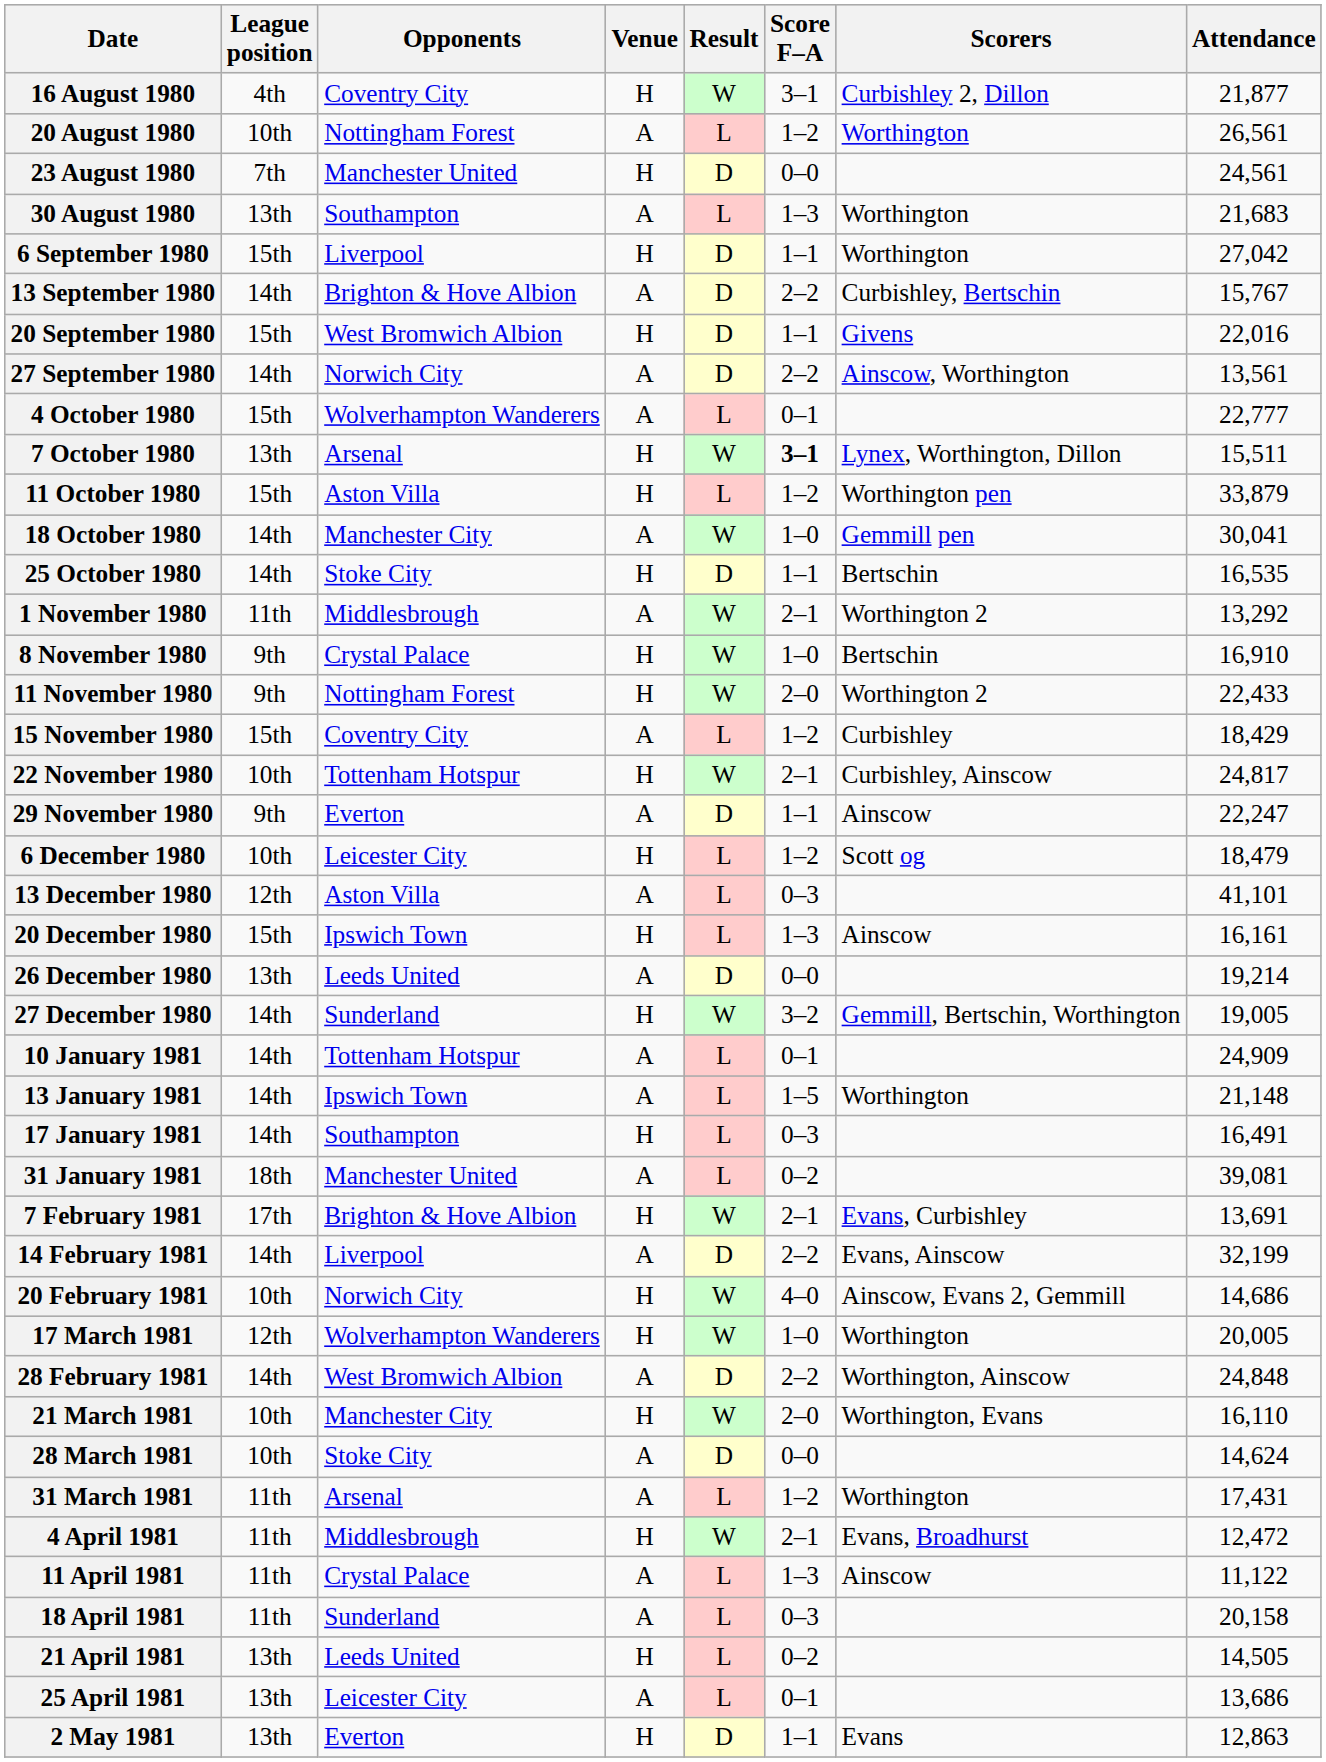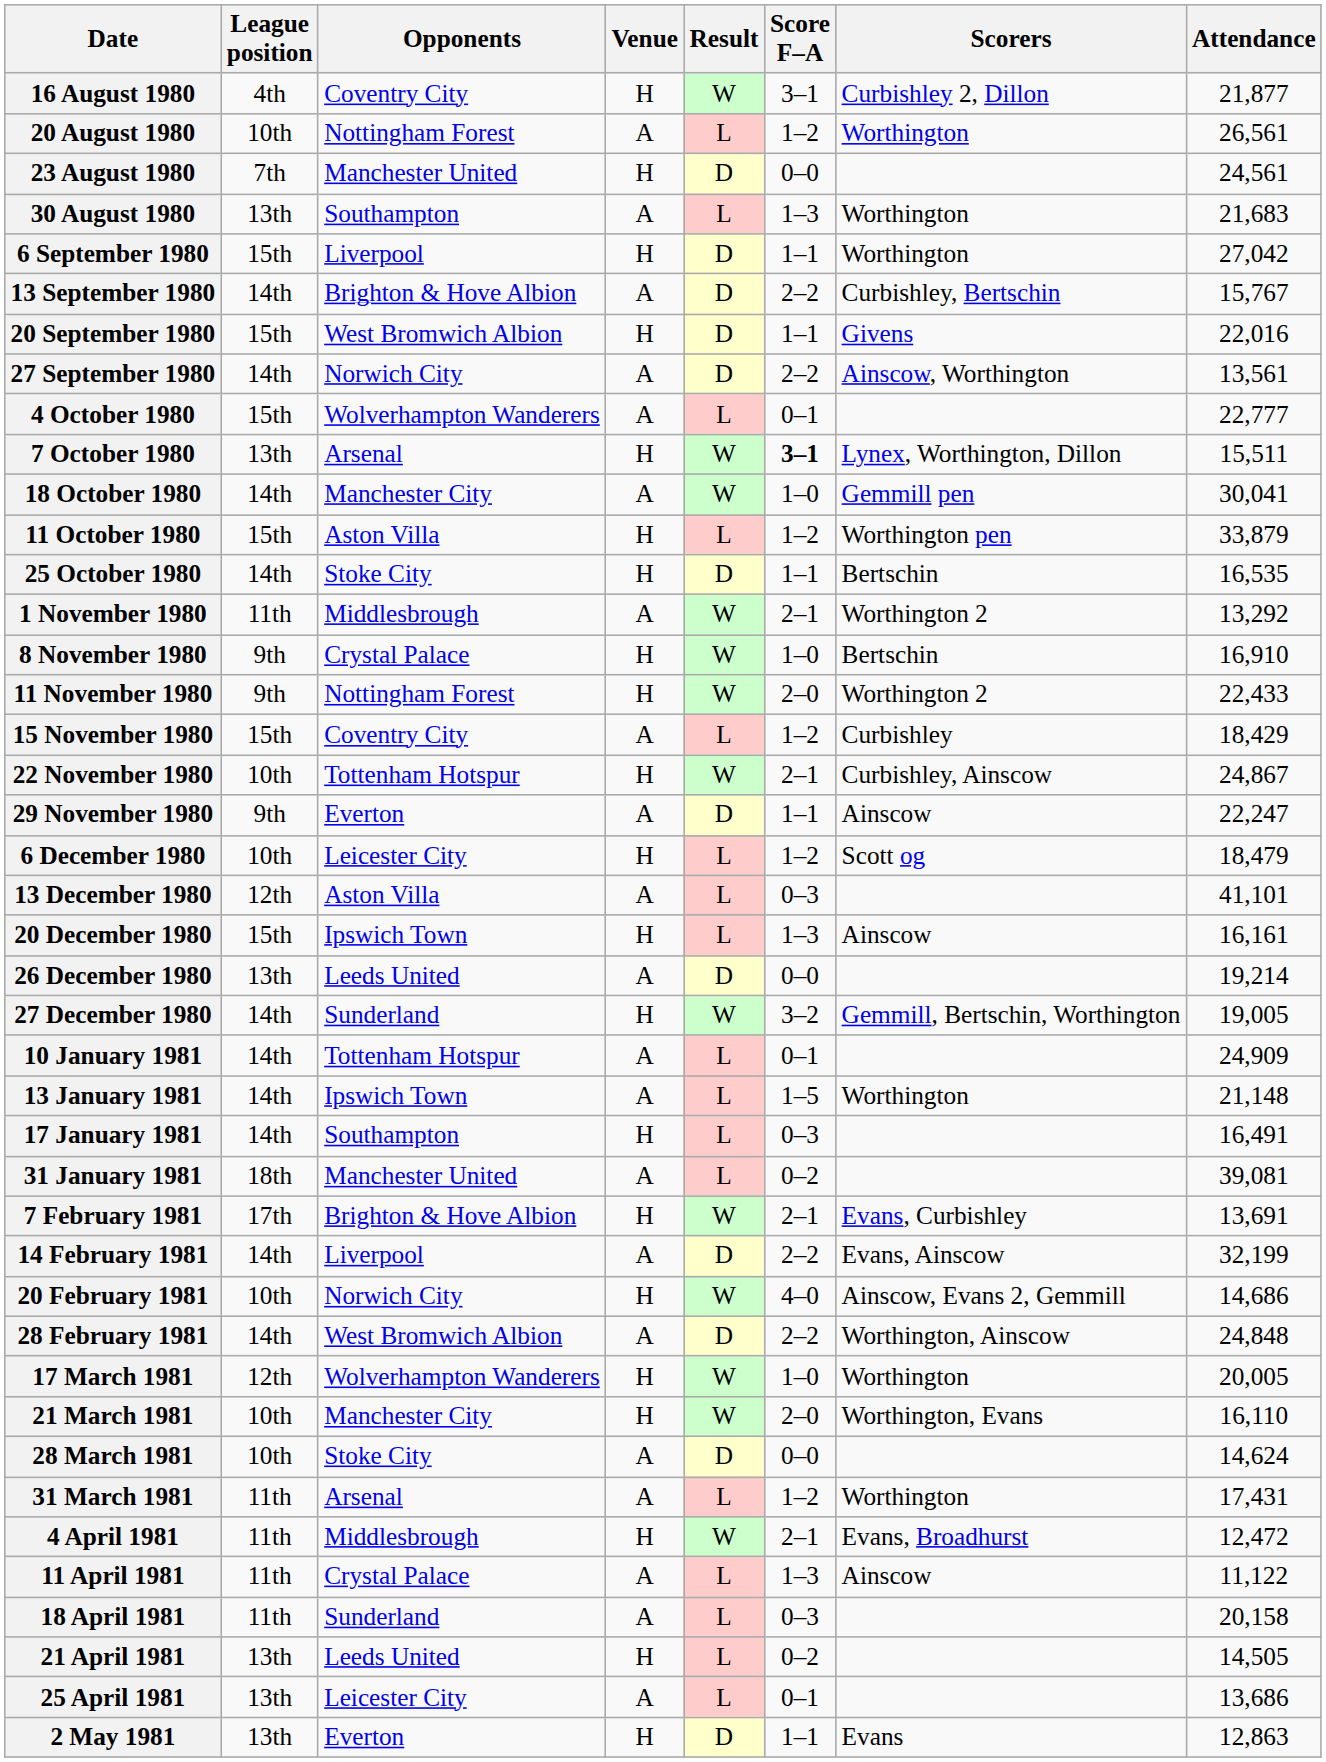rows swapped: (113, 494) <-> (113, 534)
(1254, 774) 24,817 -> (1254, 774) 24,867
rows swapped: (113, 1376) <-> (113, 1335)
